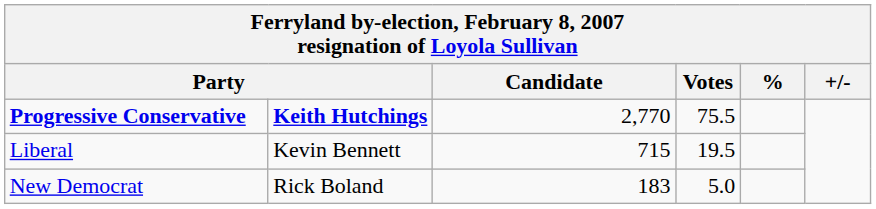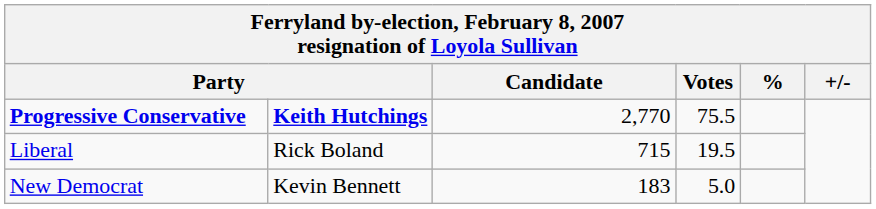(337, 150) Kevin Bennett -> (328, 150) Rick Boland
(328, 185) Rick Boland -> (337, 185) Kevin Bennett
